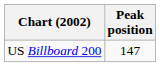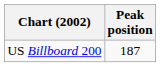(130, 51) 147 -> (130, 51) 187
